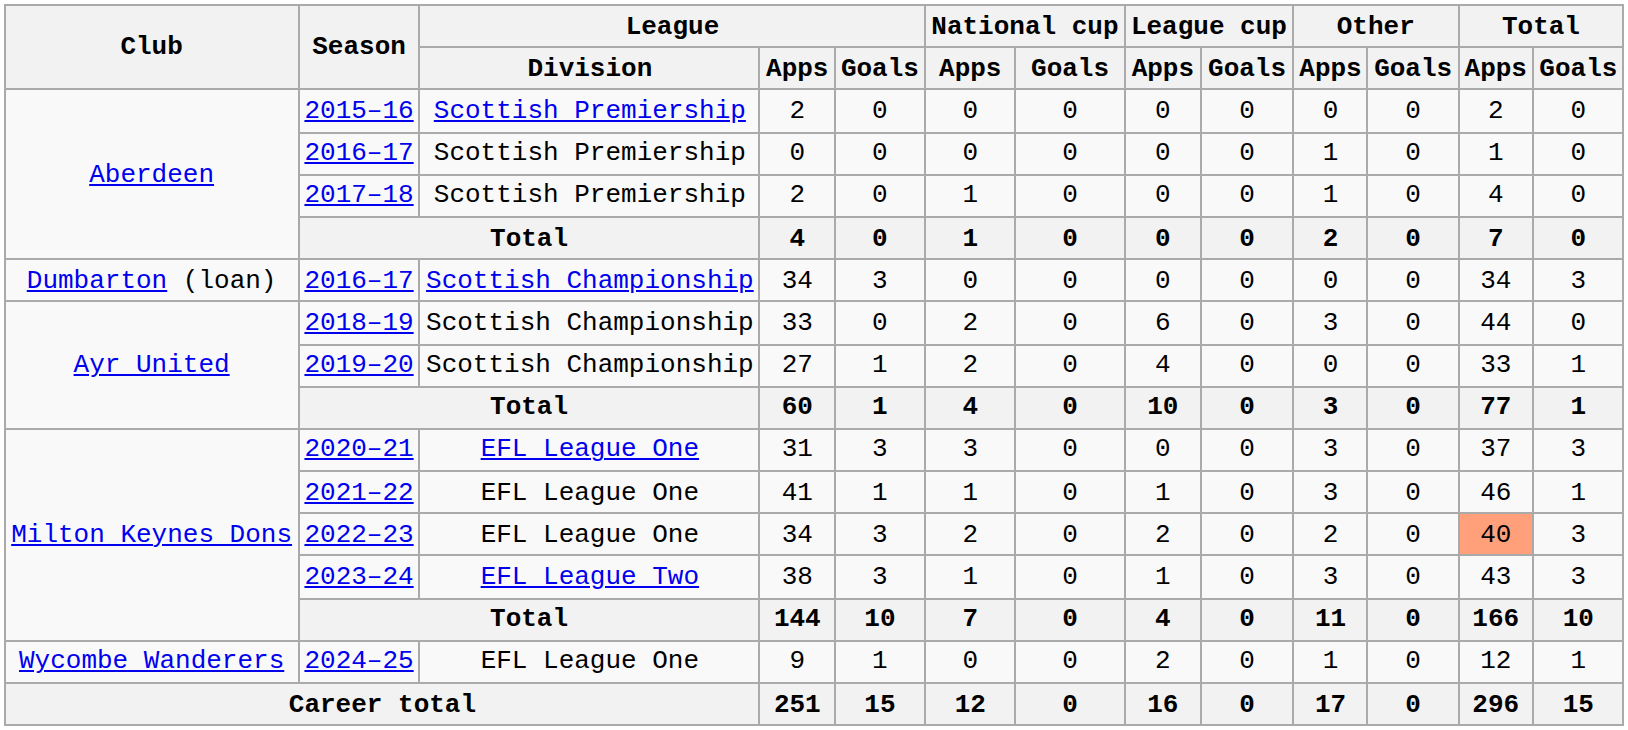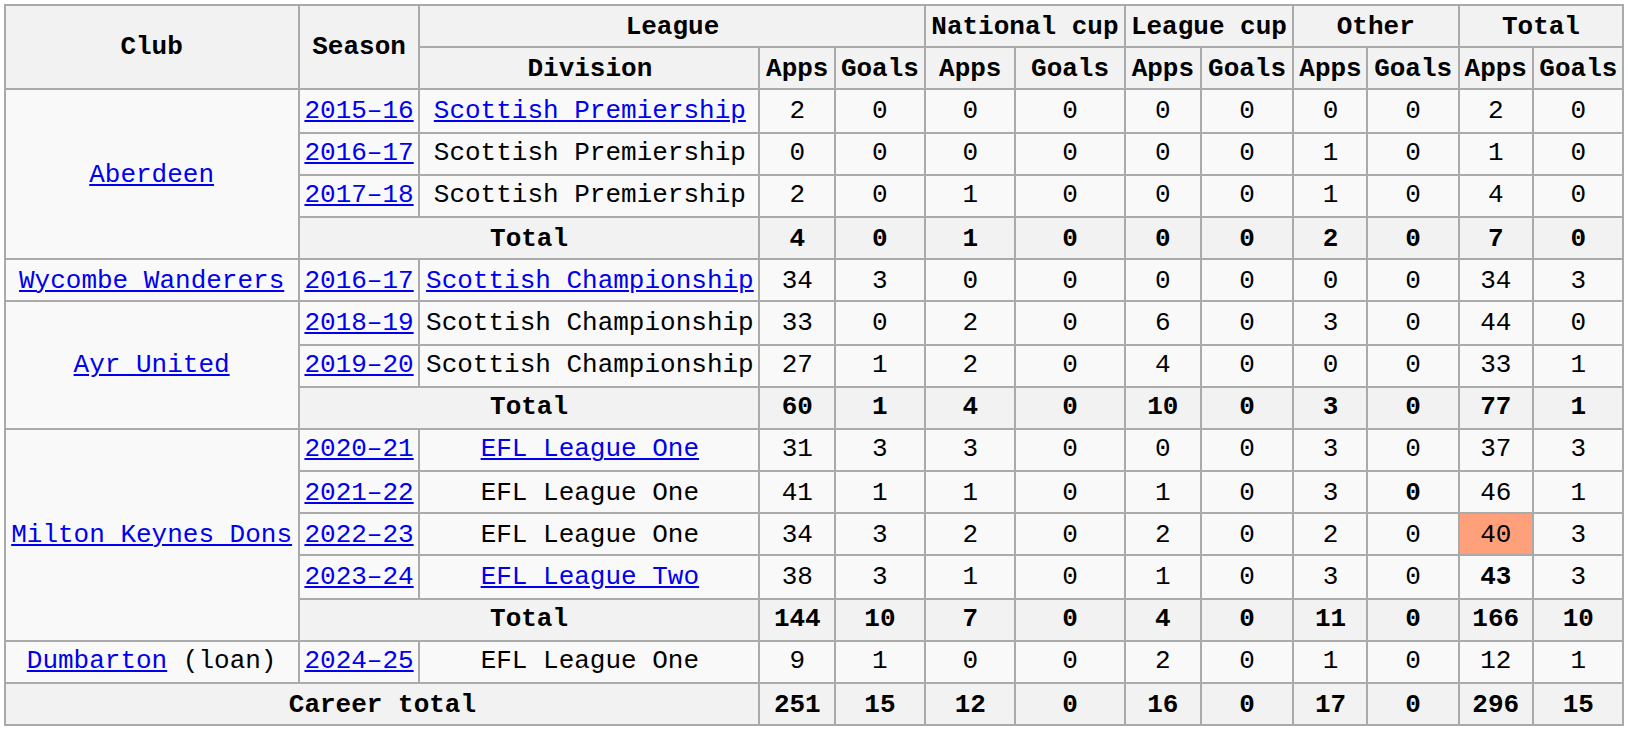(152, 280) Dumbarton (loan) -> (152, 280) Wycombe Wanderers
(1413, 492) normal -> (1413, 492) bold
(1496, 577) normal -> (1496, 577) bold
(152, 662) Wycombe Wanderers -> (152, 662) Dumbarton (loan)
